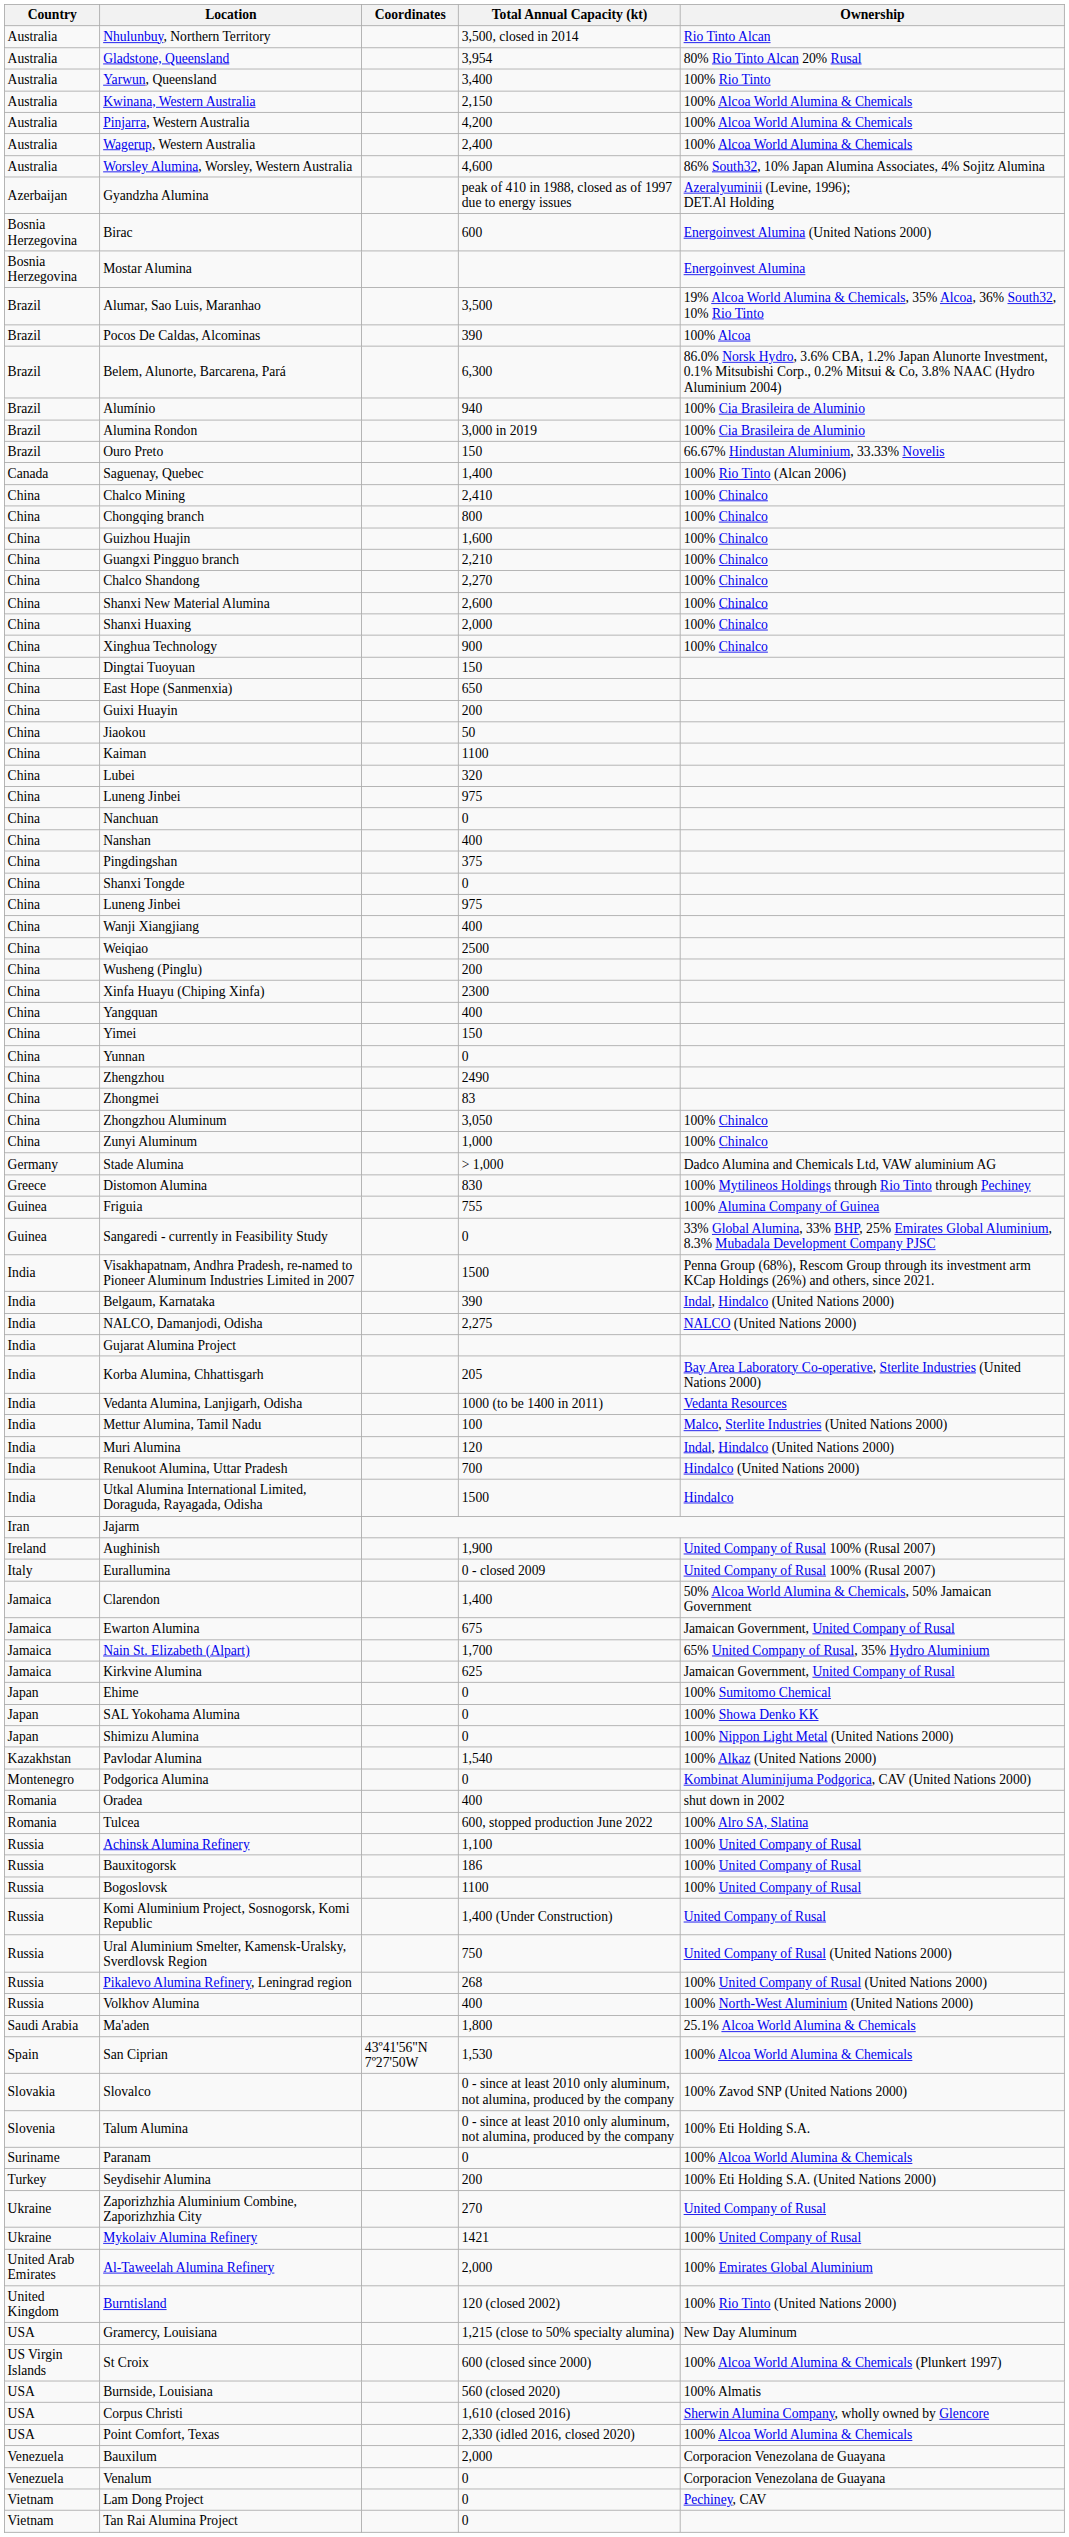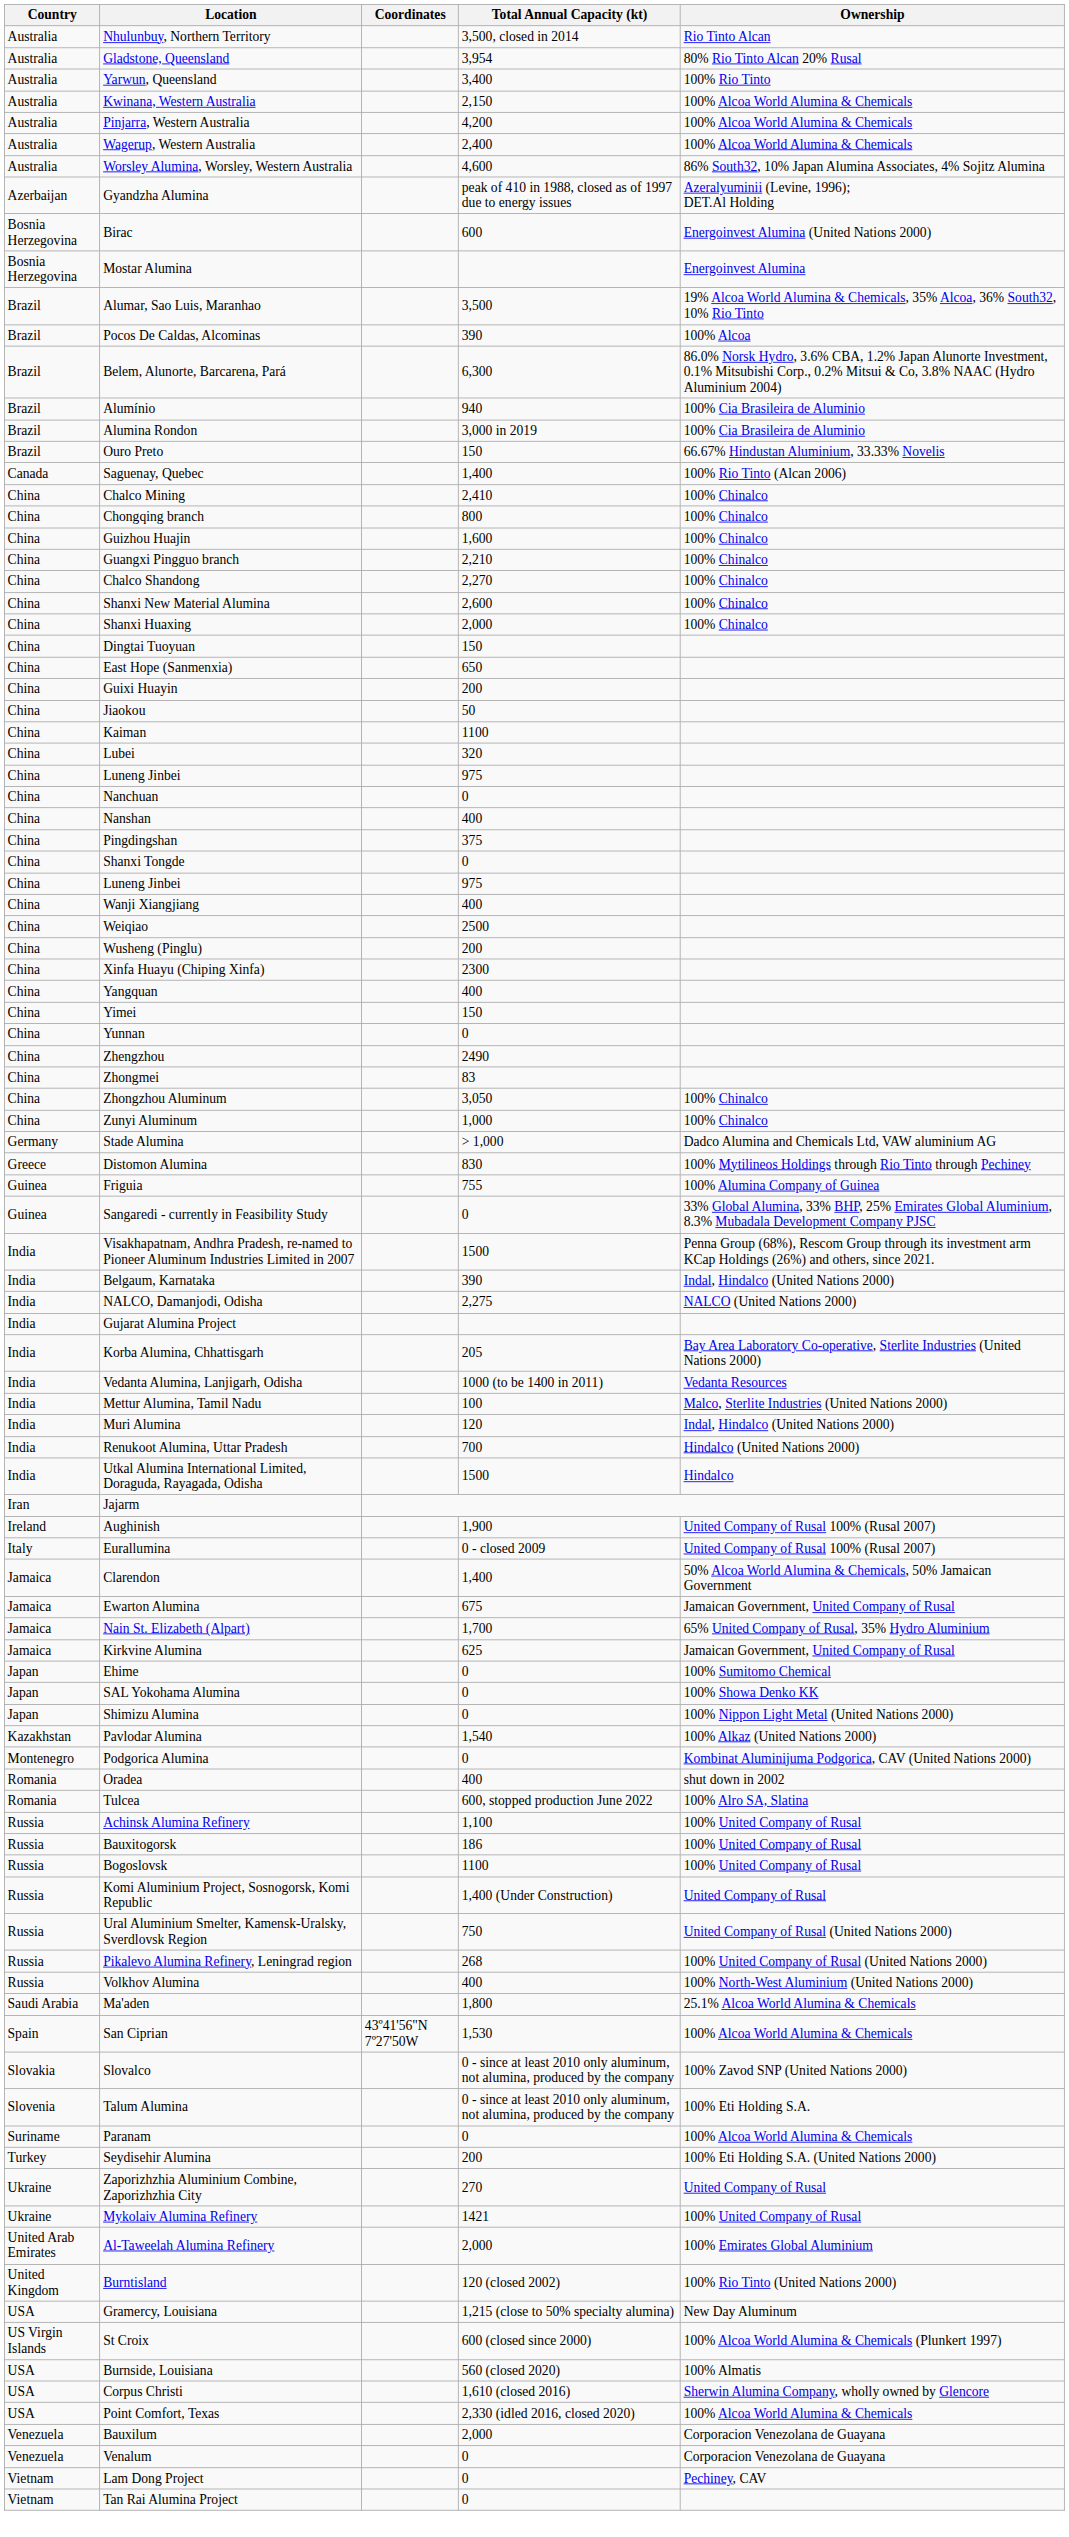- row: (160, 646)
